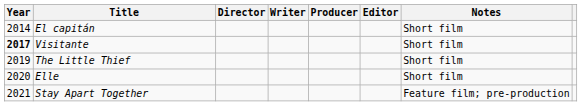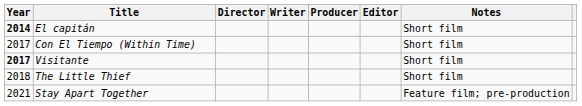(19, 29) normal -> (19, 29) bold
+ row: (116, 45)
(19, 61) 2019 -> (19, 77) 2018
- row: (47, 77)
